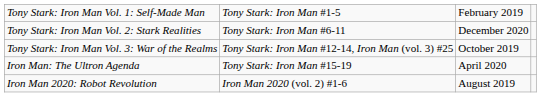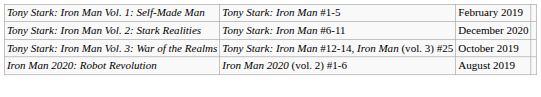- row: (73, 65)
